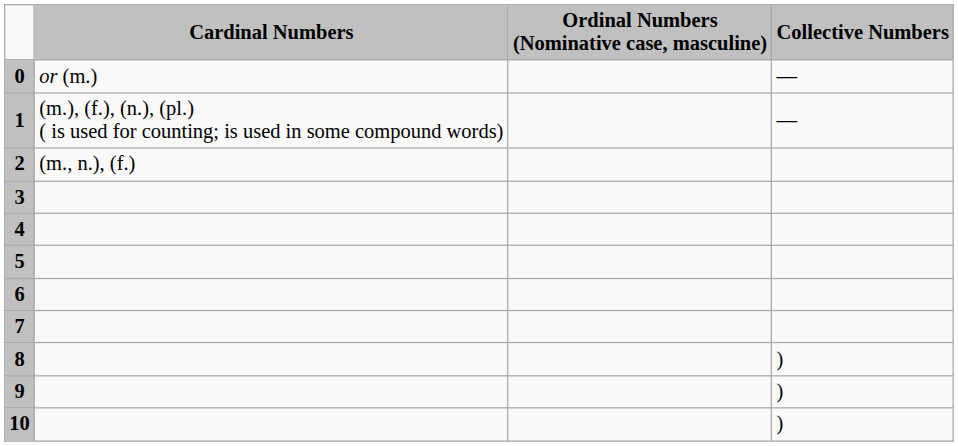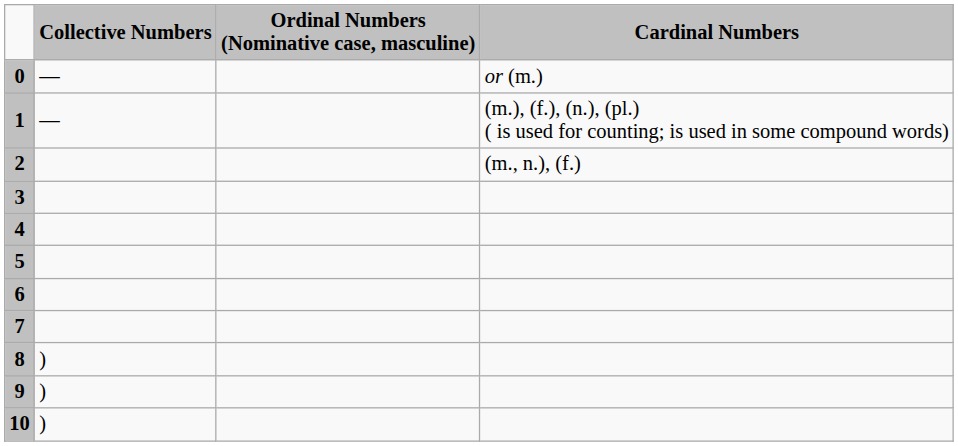columns swapped: (271, 32) <-> (863, 32)
